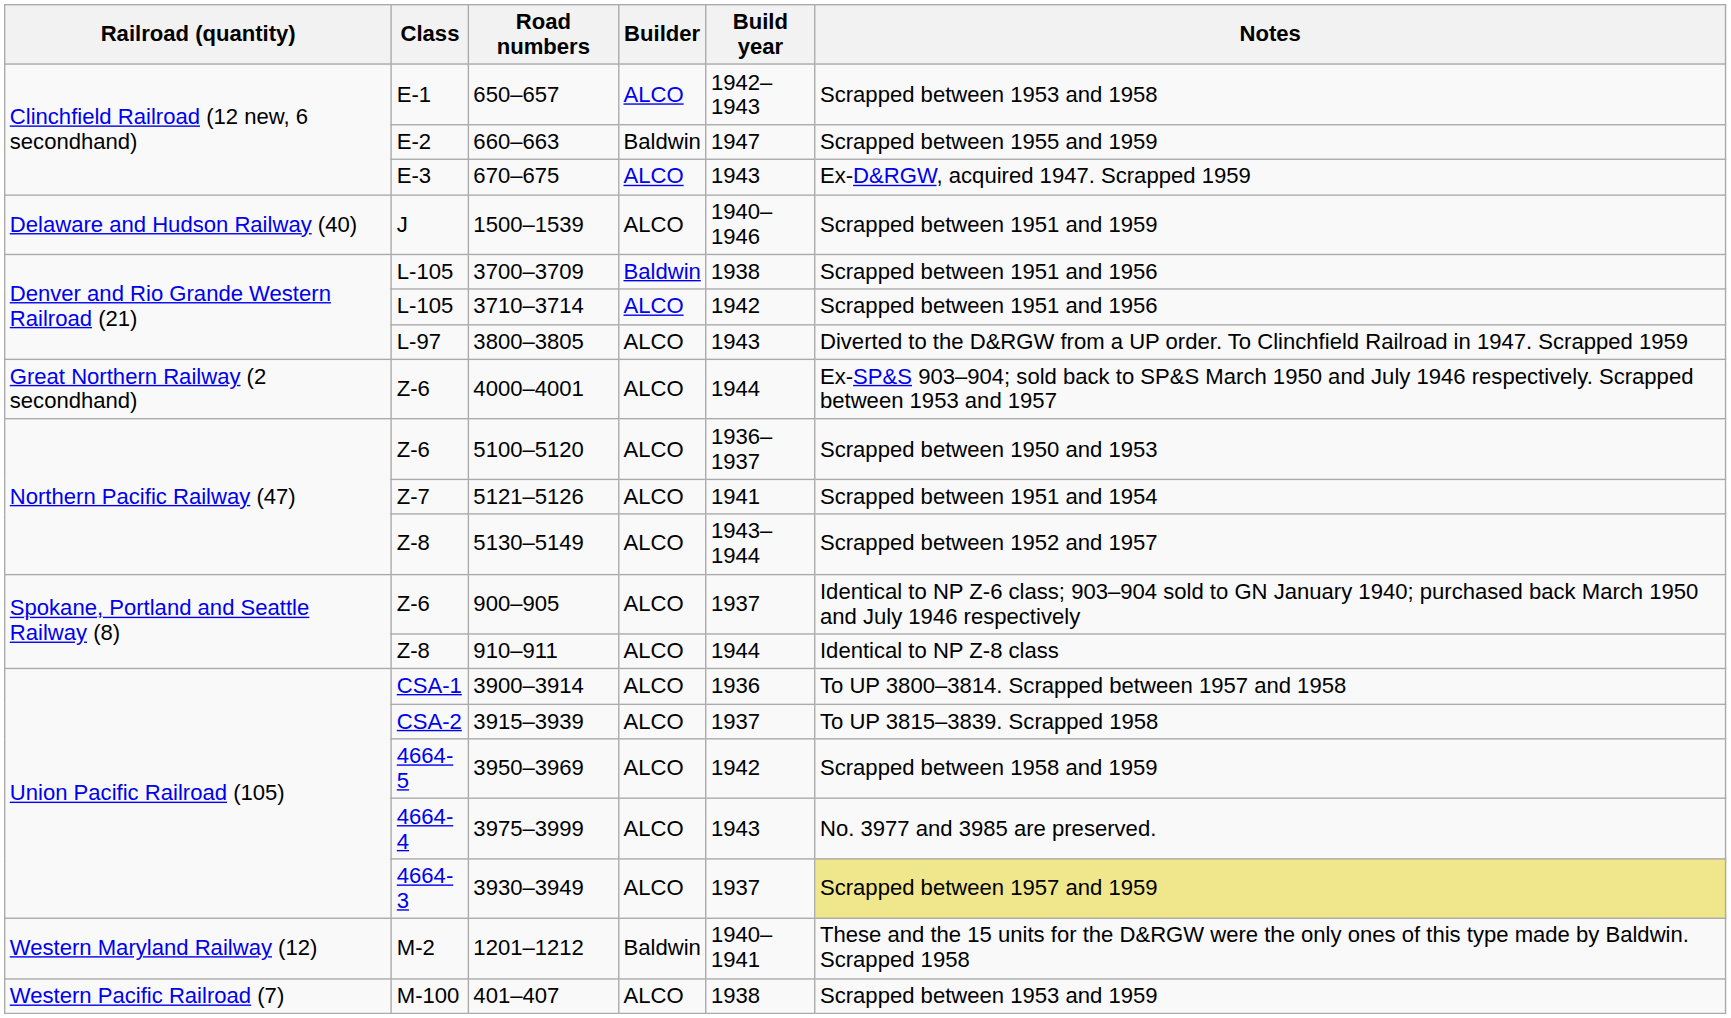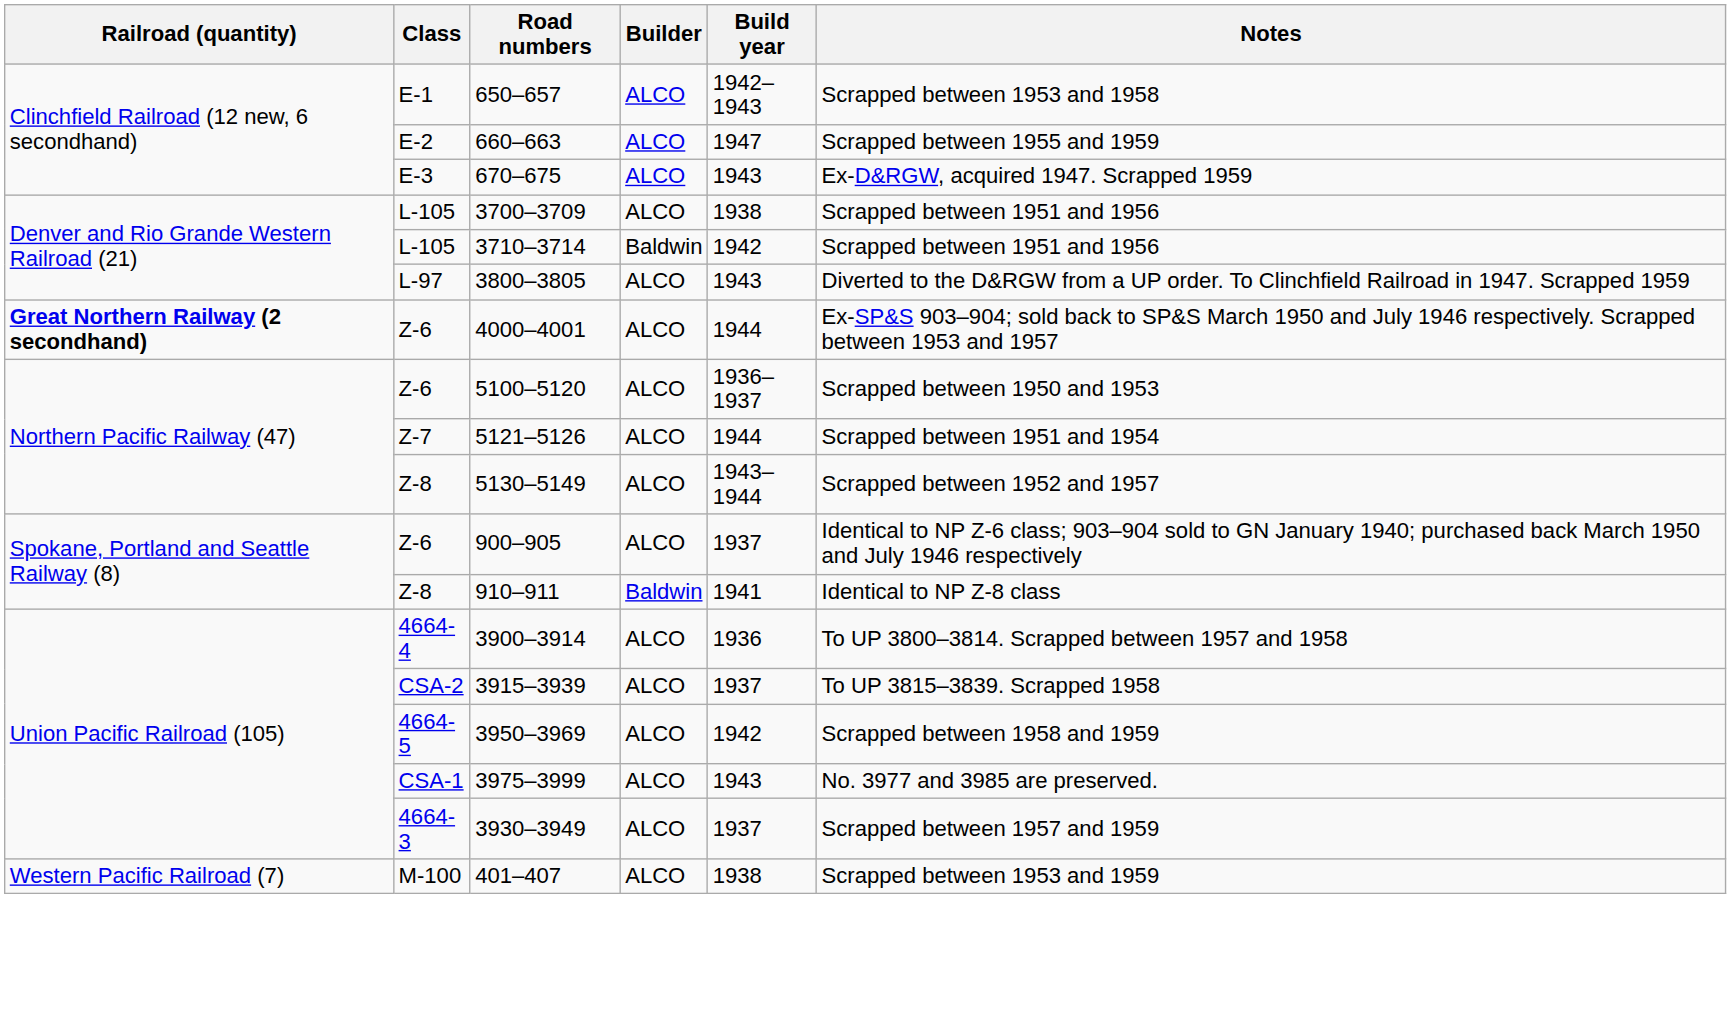(662, 141) Baldwin -> (655, 141) ALCO
- row: (529, 224)
(662, 271) Baldwin -> (655, 211) ALCO
(654, 306) ALCO -> (664, 246) Baldwin
(138, 389) normal -> (145, 329) bold
(736, 496) 1941 -> (737, 436) 1944
(654, 651) ALCO -> (664, 591) Baldwin
(736, 651) 1944 -> (737, 591) 1941
(429, 686) CSA-1 -> (427, 638) 4664-4
(425, 828) 4664-4 -> (431, 781) CSA-1
(989, 888) khaki background -> (990, 828) no background
- row: (529, 948)
